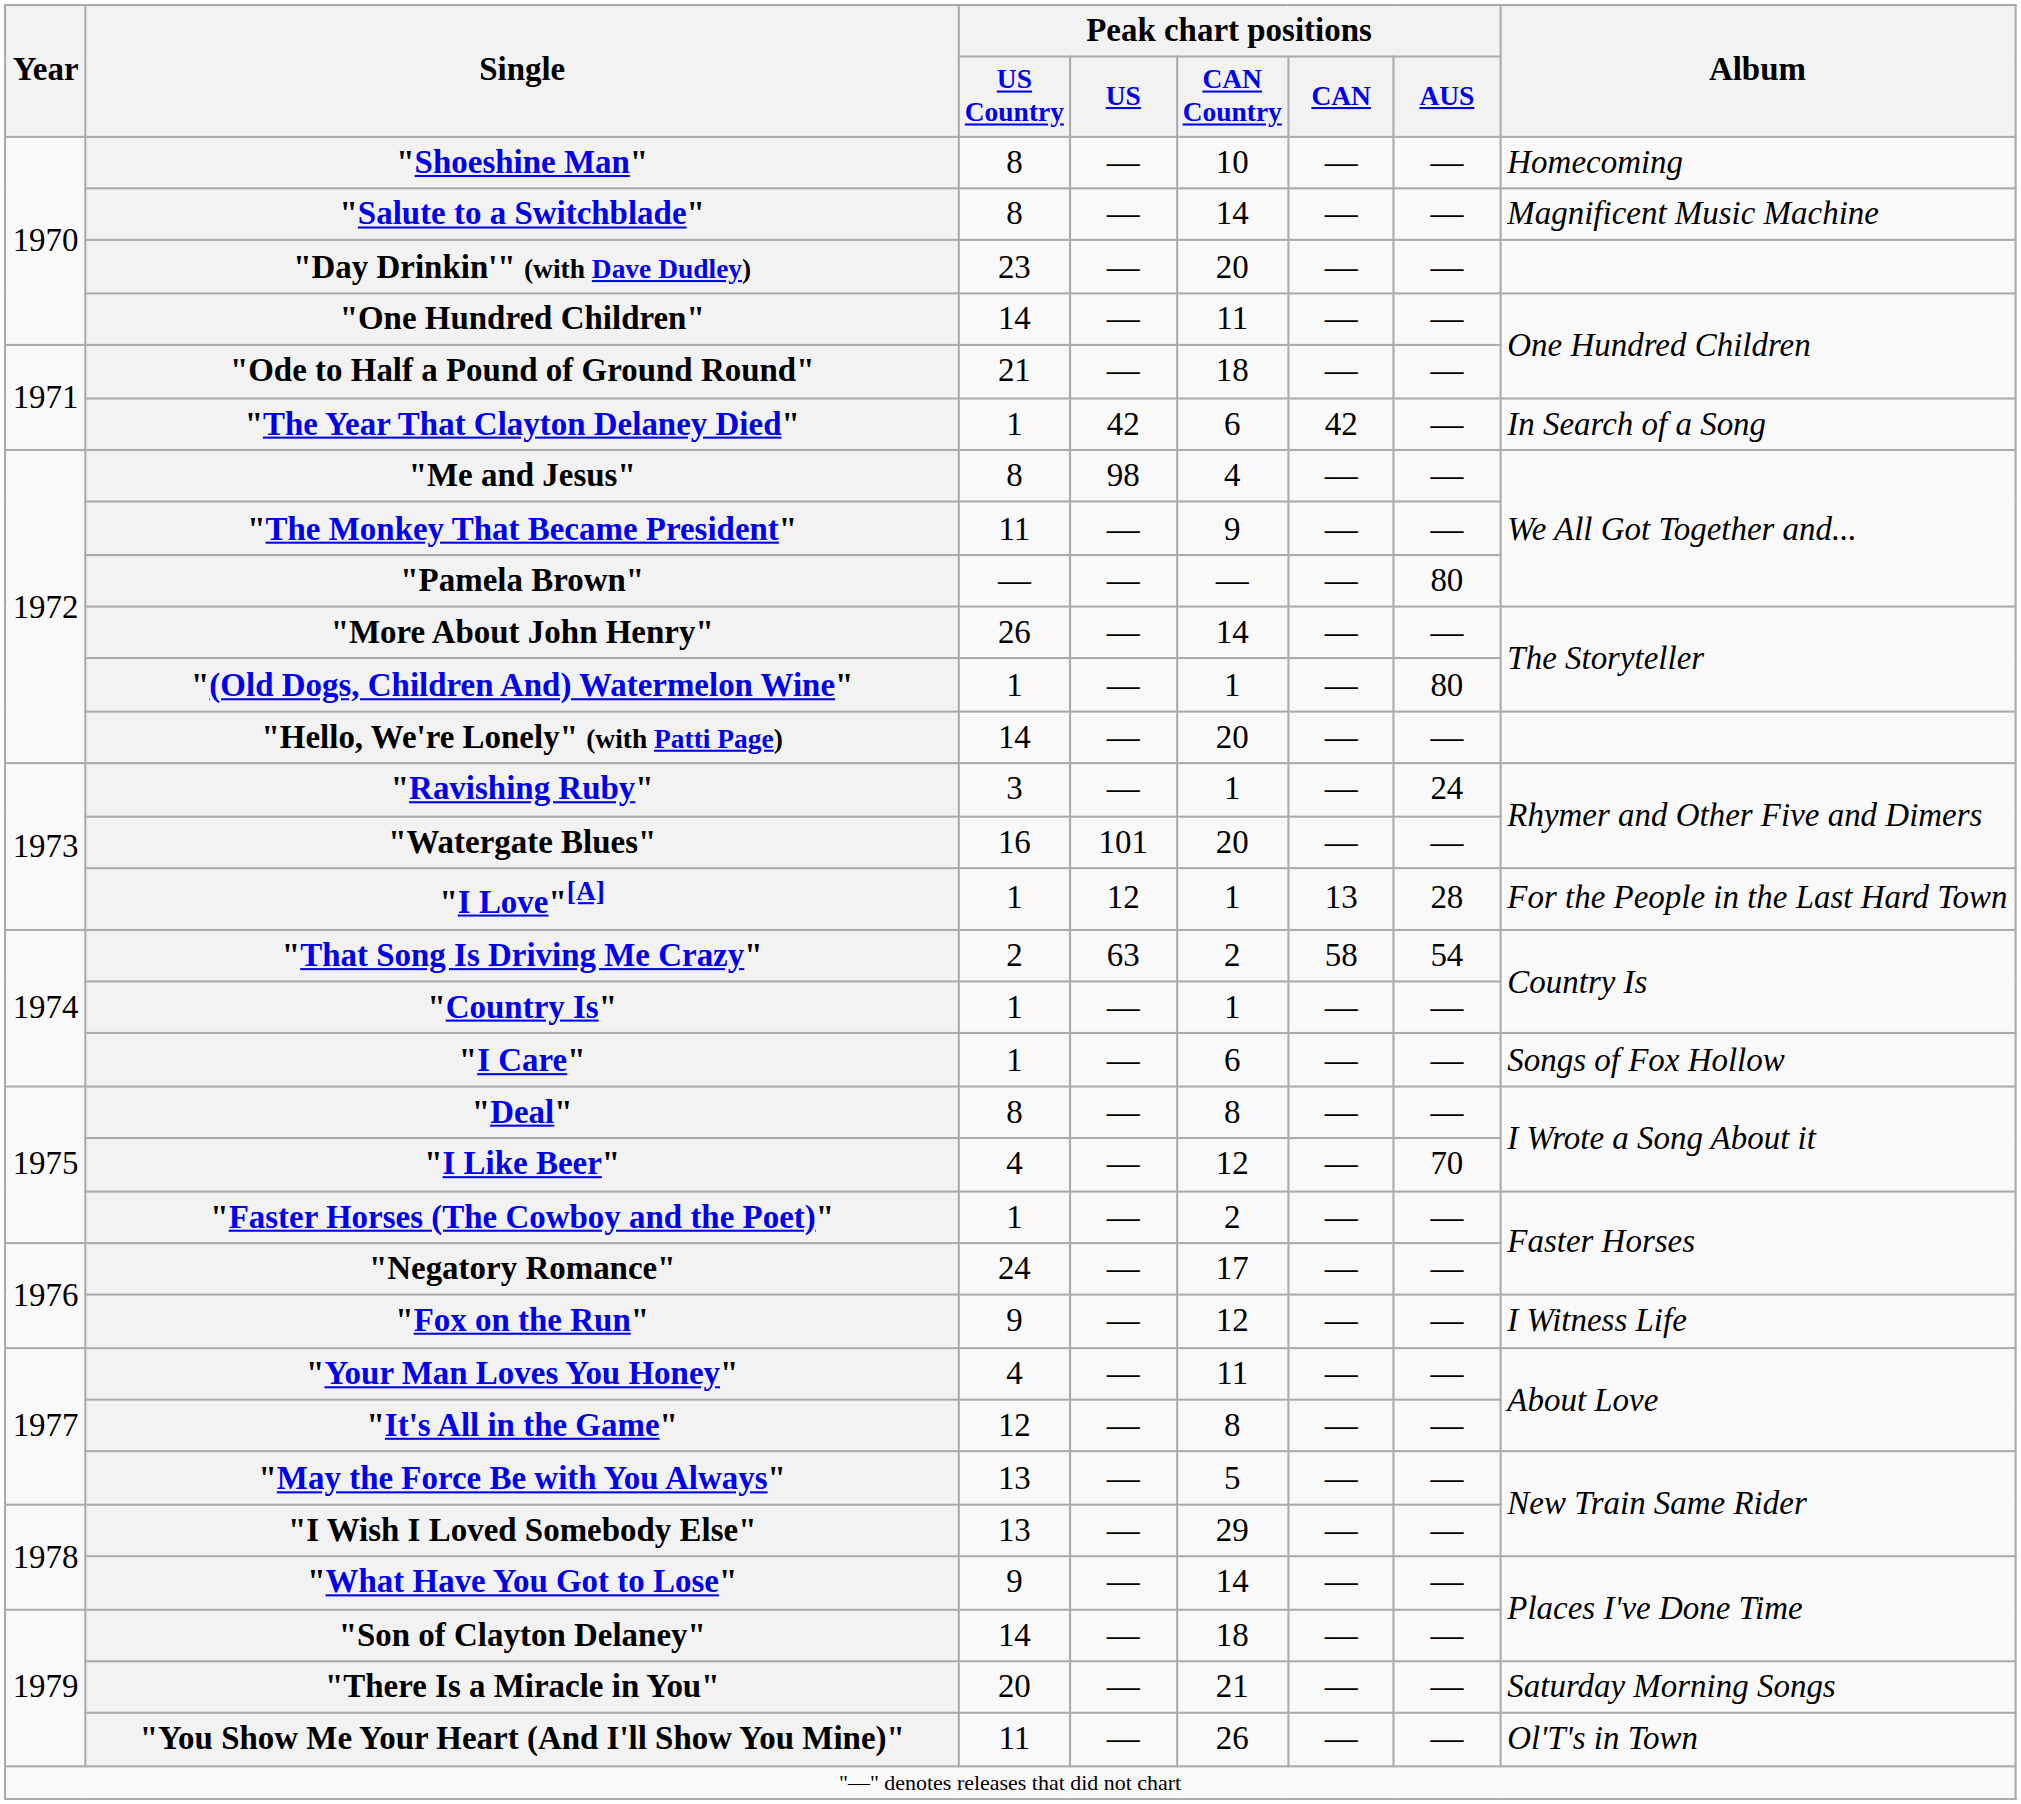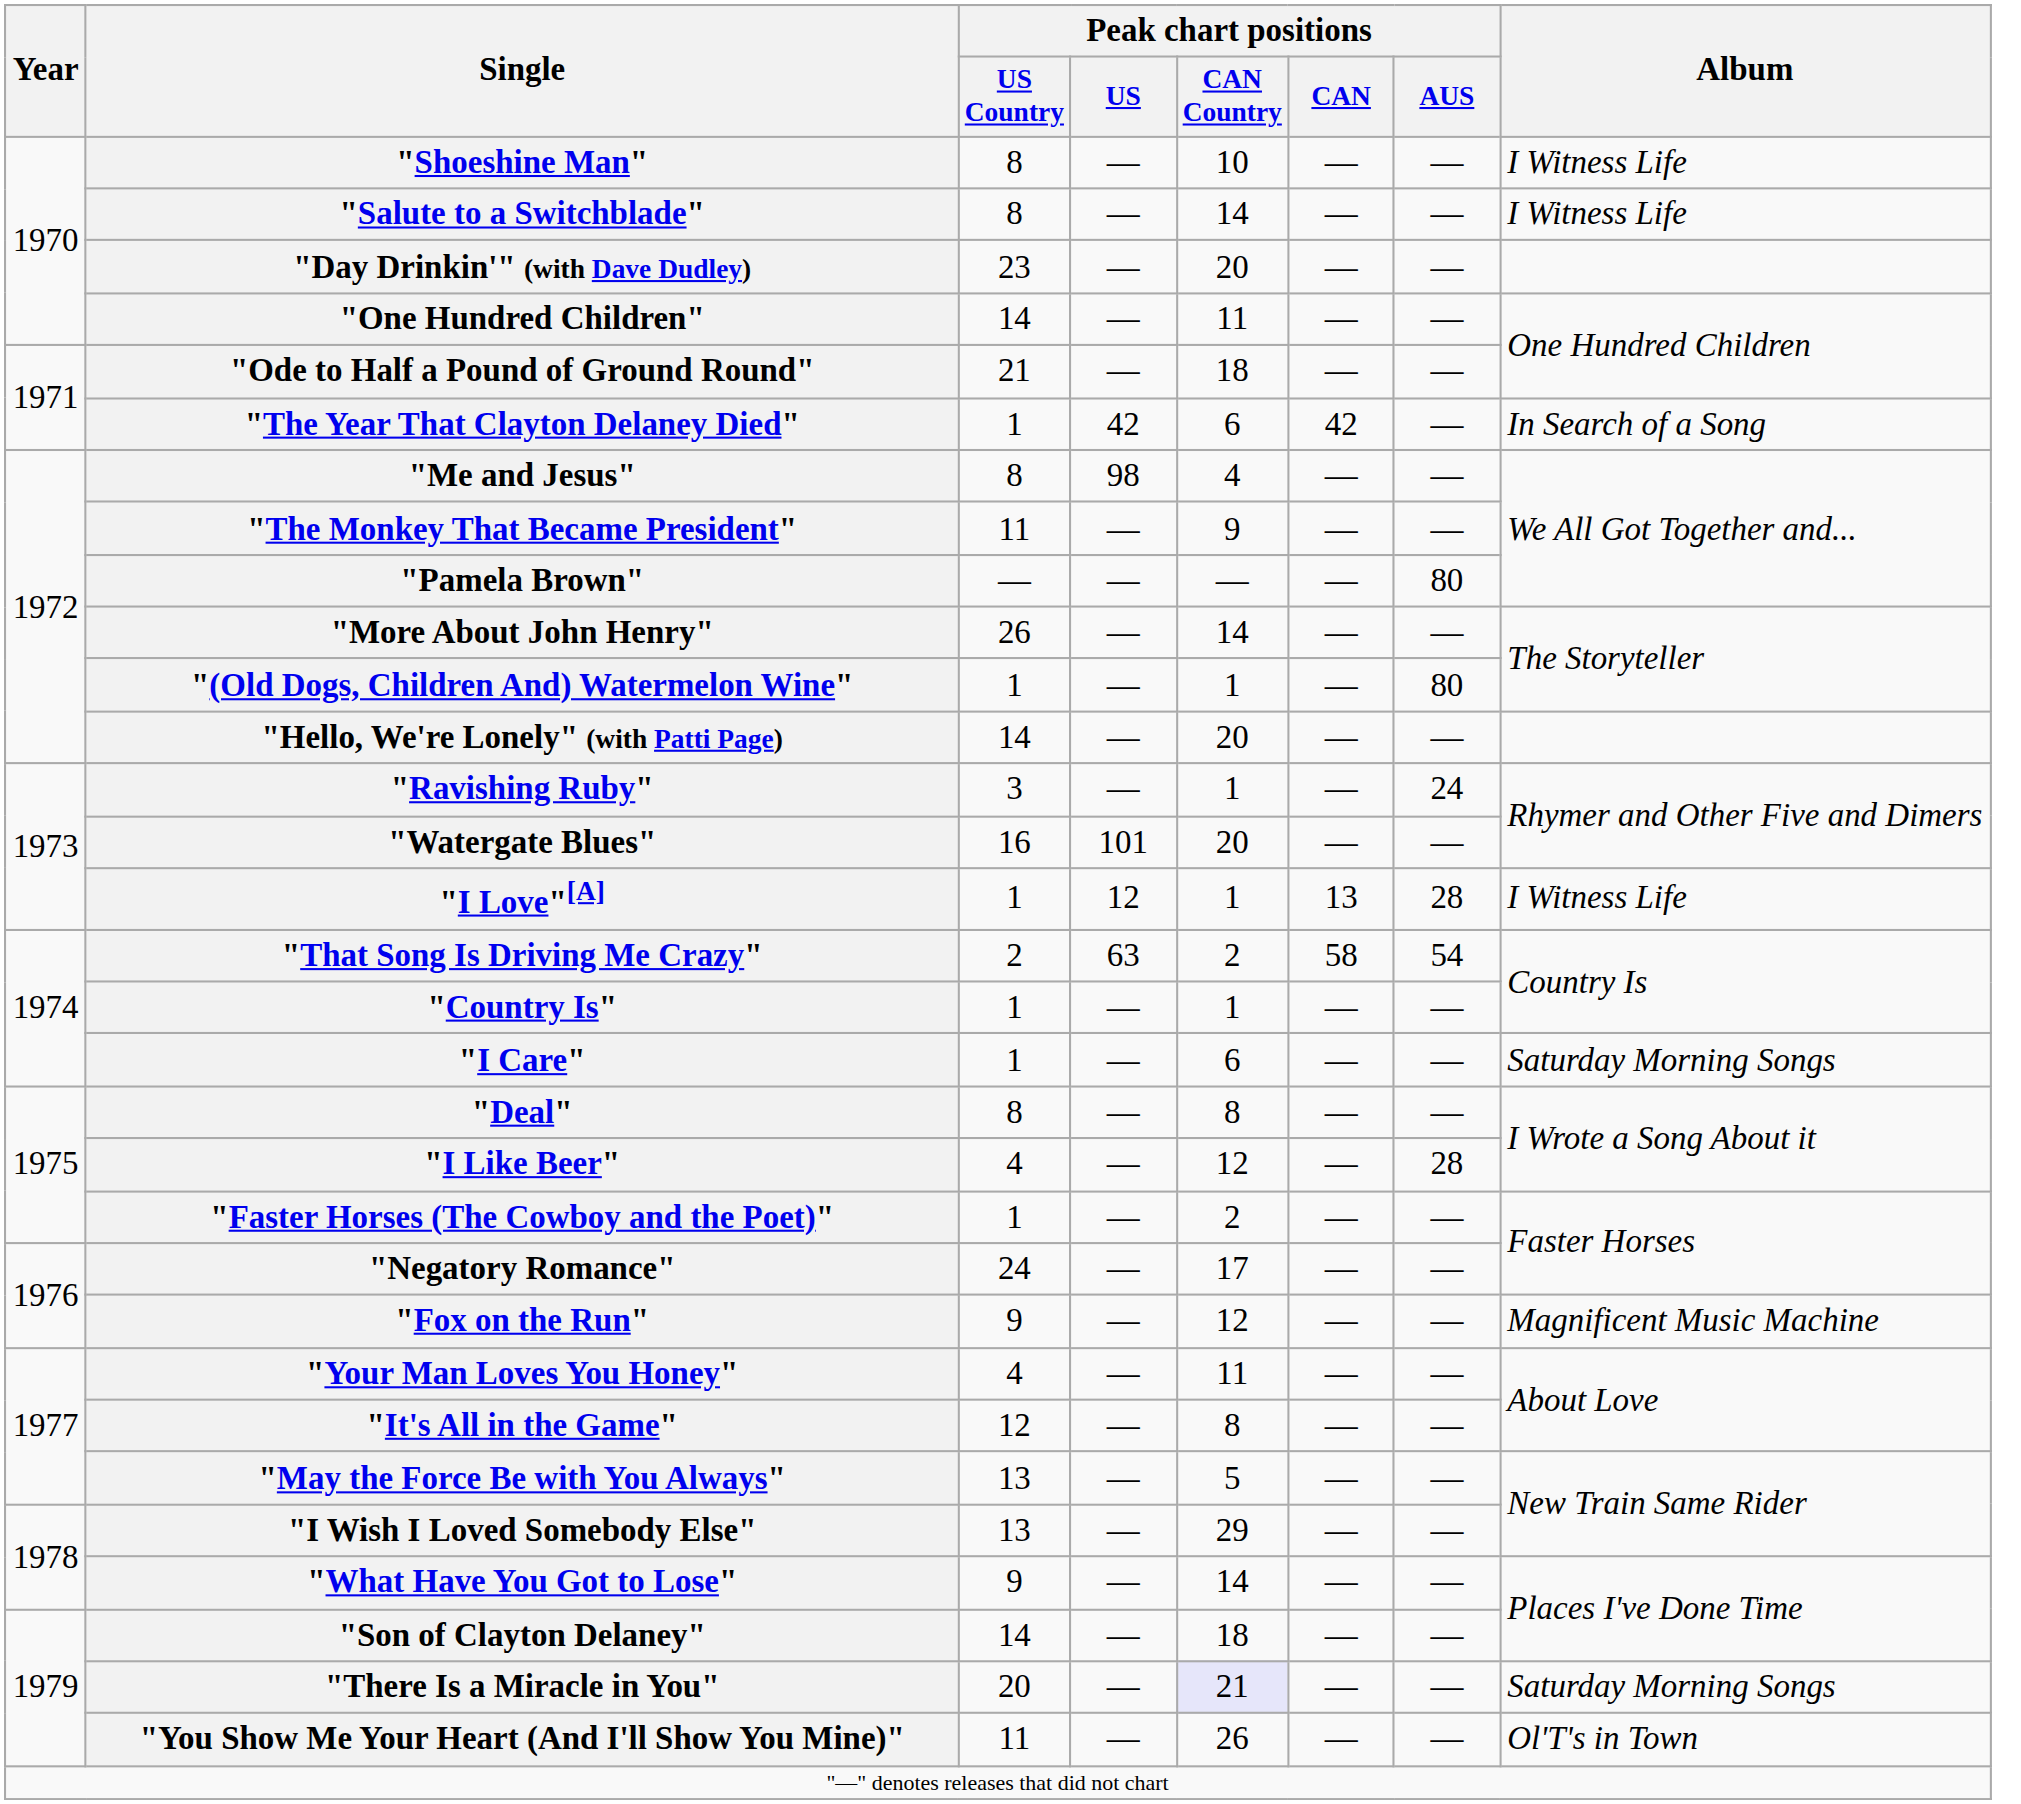(1595, 161) Homecoming -> (1597, 161) I Witness Life
(1693, 214) Magnificent Music Machine -> (1597, 214) I Witness Life
(1757, 898) For the People in the Last Hard Town -> (1597, 898) I Witness Life
(1646, 1059) Songs of Fox Hollow -> (1672, 1059) Saturday Morning Songs
(1447, 1163) 70 -> (1447, 1163) 28
(1597, 1320) I Witness Life -> (1693, 1320) Magnificent Music Machine
(1232, 1686) no background -> (1232, 1686) lavender background
